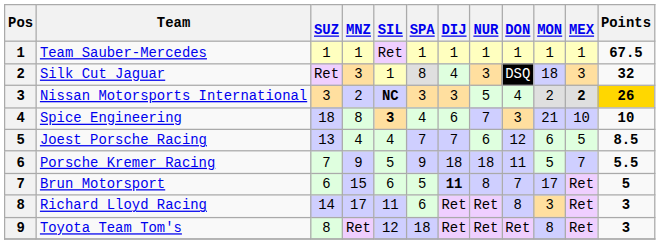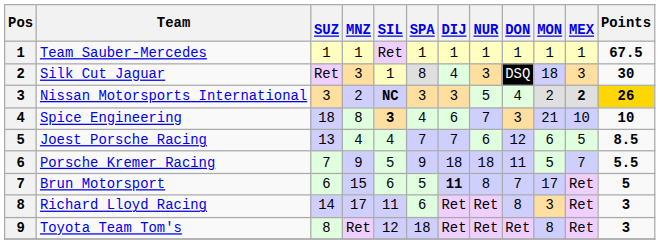(626, 75) 32 -> (626, 75) 30
